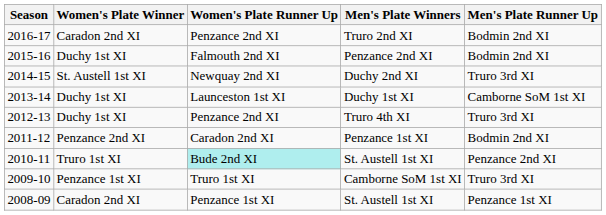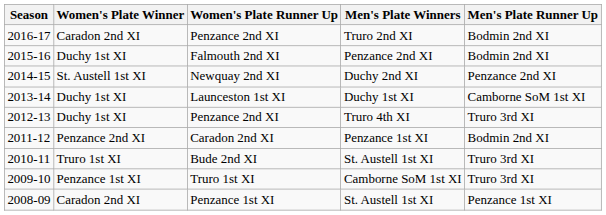(501, 76) Truro 3rd XI -> (512, 76) Penzance 2nd XI
(224, 158) paleturquoise background -> (224, 158) no background
(512, 158) Penzance 2nd XI -> (501, 158) Truro 3rd XI
